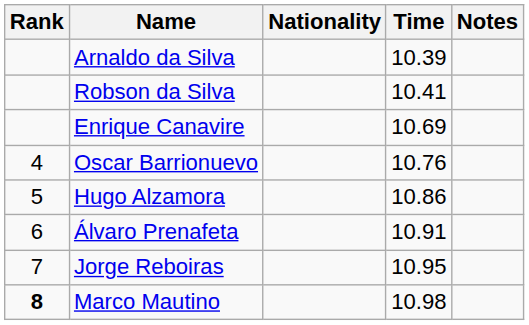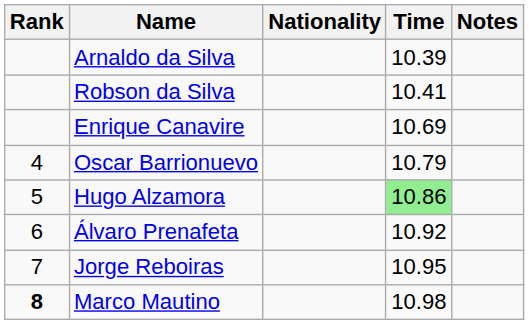(419, 162) 10.76 -> (419, 162) 10.79
(419, 197) no background -> (419, 197) lightgreen background
(419, 232) 10.91 -> (419, 232) 10.92
